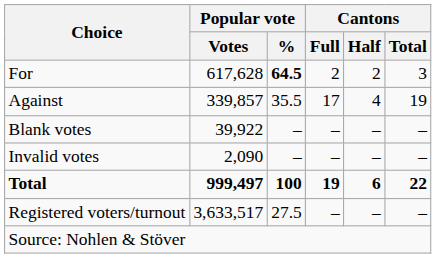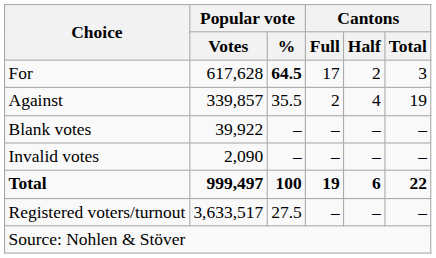(335, 73) 2 -> (331, 73) 17
(331, 101) 17 -> (335, 101) 2
